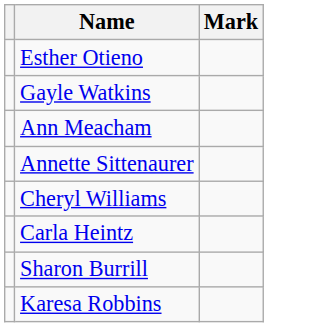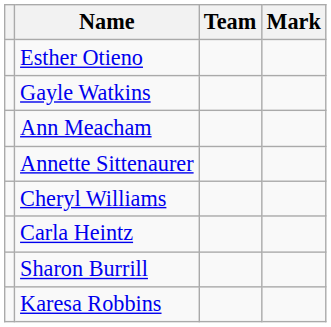+ column: (230, 22)
